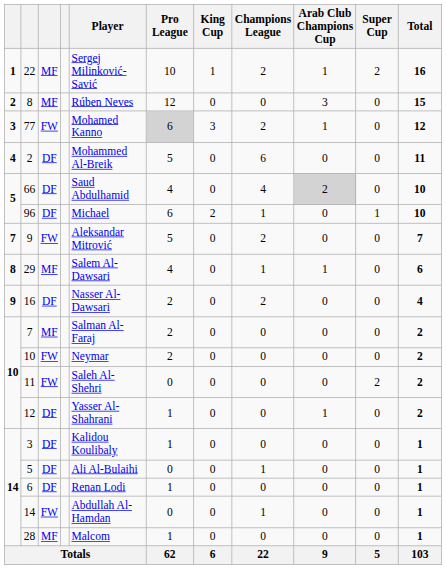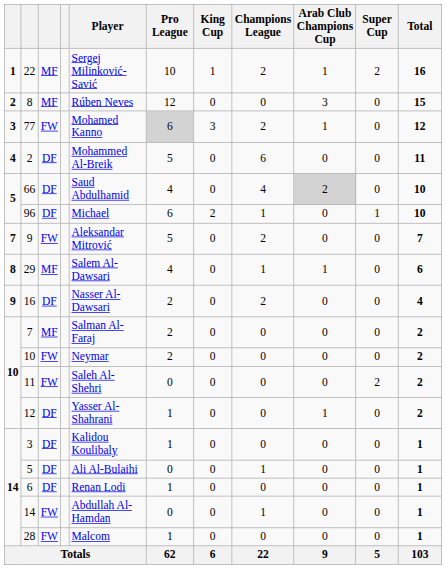(49, 536) MF -> (49, 536) FW
